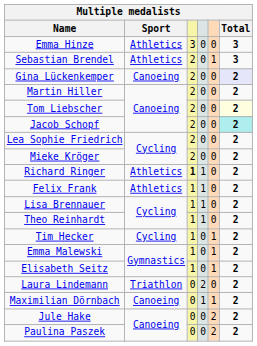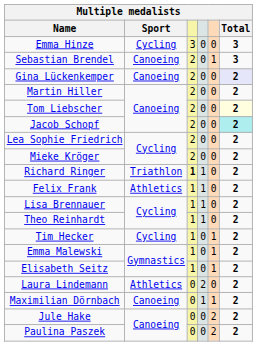(156, 45) Athletics -> (156, 45) Cycling
(156, 61) Athletics -> (156, 61) Canoeing
(156, 173) Athletics -> (156, 173) Triathlon
(156, 285) Triathlon -> (156, 285) Athletics
